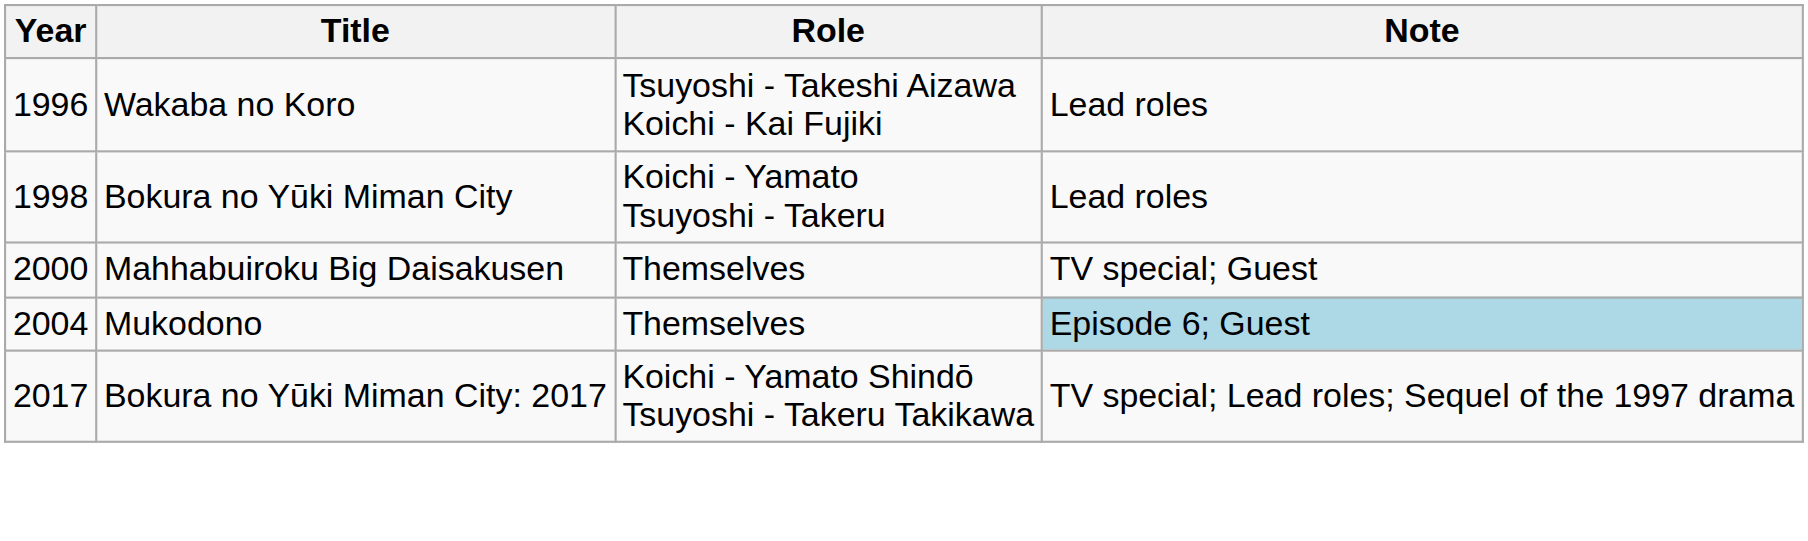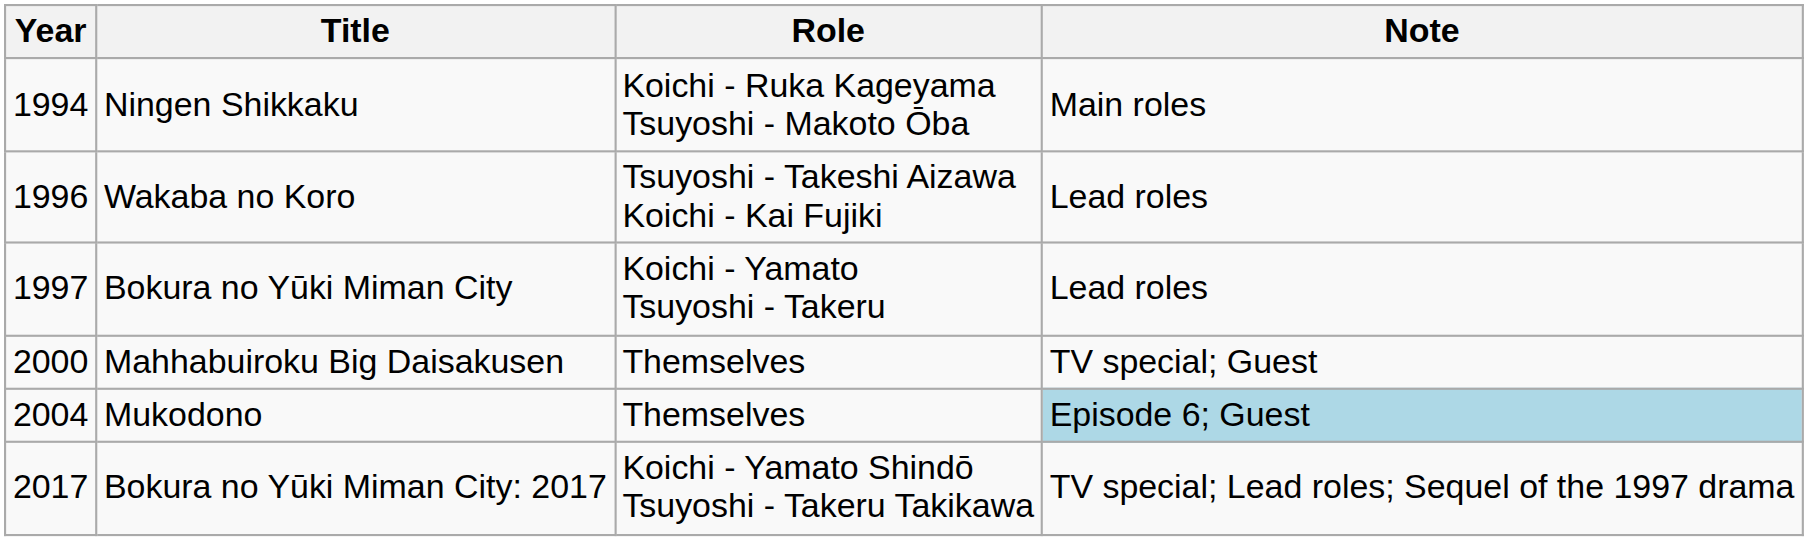+ row: (231, 104)
(51, 196) 1998 -> (51, 288) 1997
